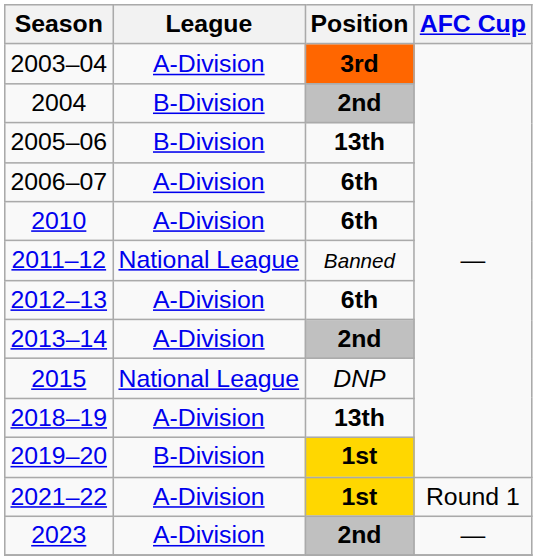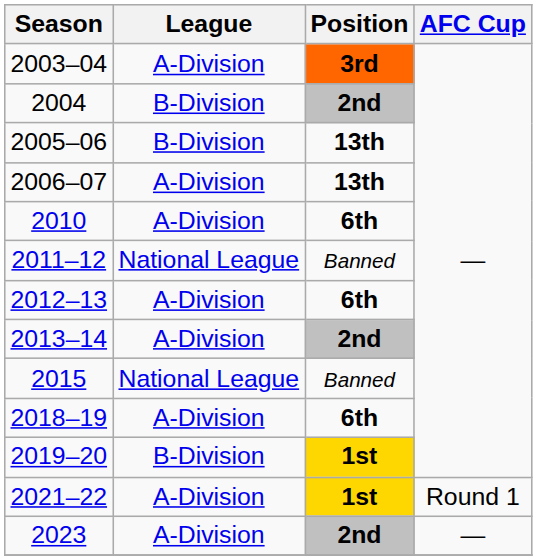(359, 181) 6th -> (359, 181) 13th
(359, 378) DNP -> (359, 379) Banned
(359, 417) 13th -> (359, 417) 6th
